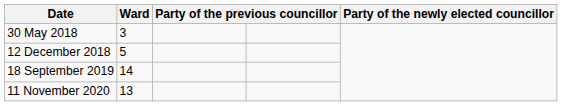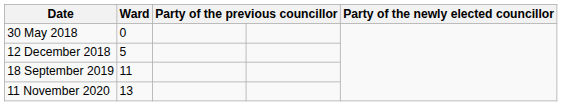(123, 33) 3 -> (123, 33) 0
(126, 71) 14 -> (126, 71) 11
